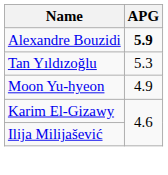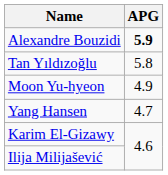(143, 63) 5.3 -> (143, 63) 5.8
+ row: (47, 110)
